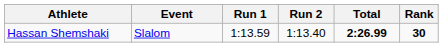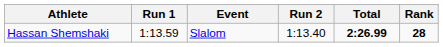columns swapped: (177, 14) <-> (250, 14)
(419, 33) 30 -> (419, 33) 28
